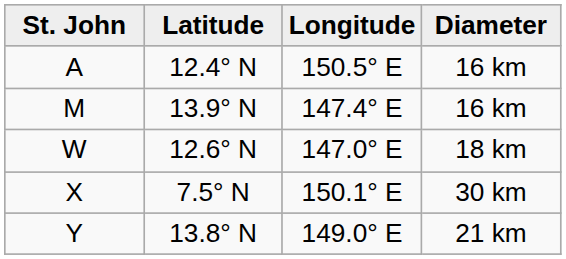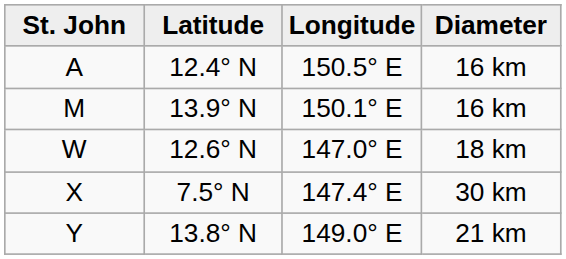(352, 108) 147.4° E -> (352, 108) 150.1° E
(352, 191) 150.1° E -> (352, 191) 147.4° E
